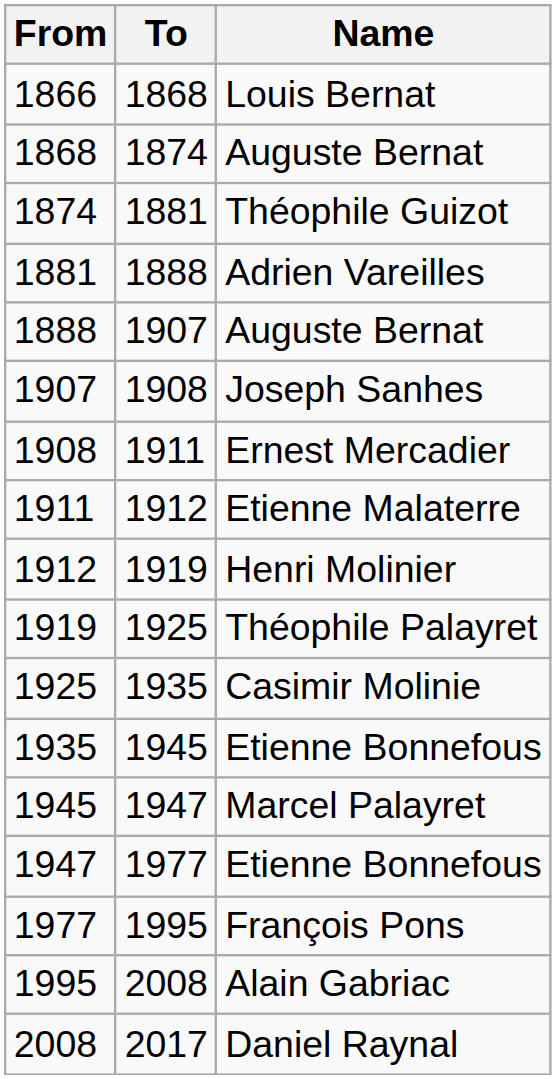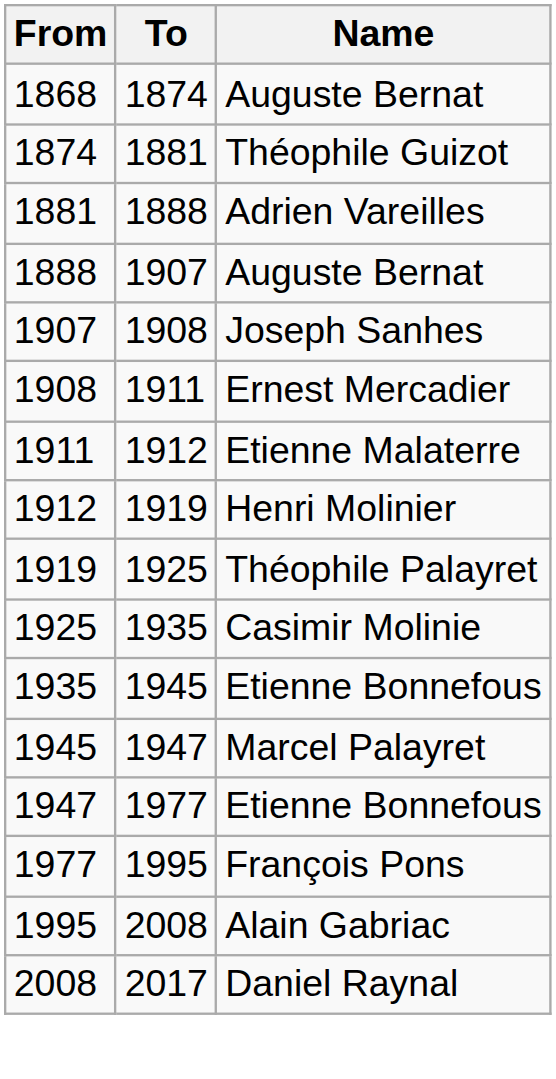- row: (55, 93)
